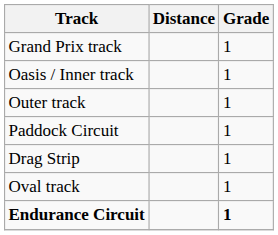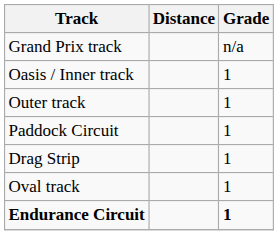(227, 46) 1 -> (233, 46) n/a
